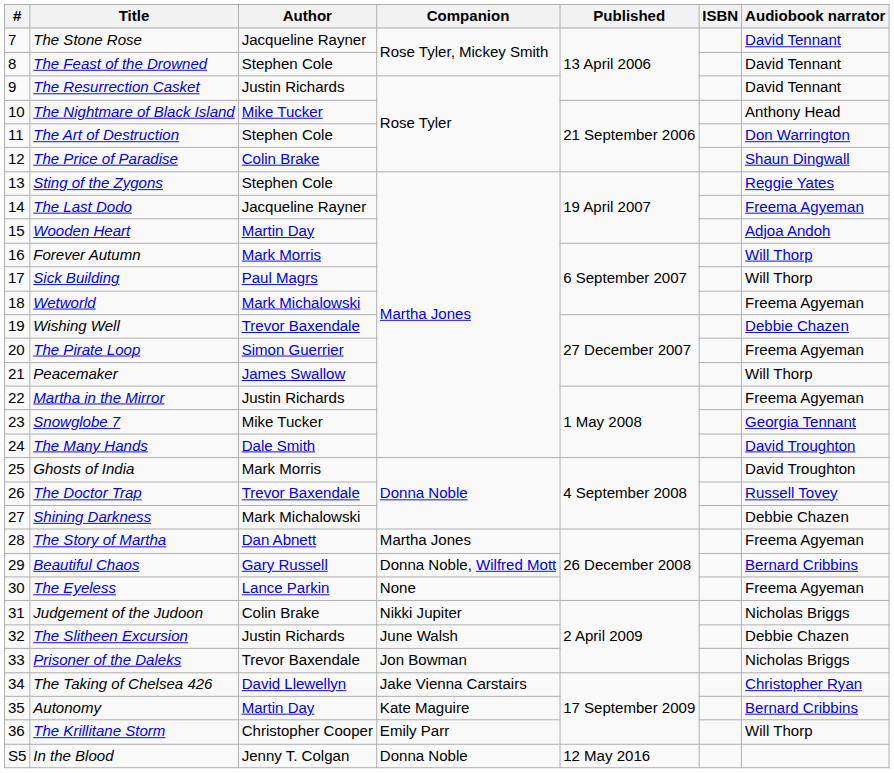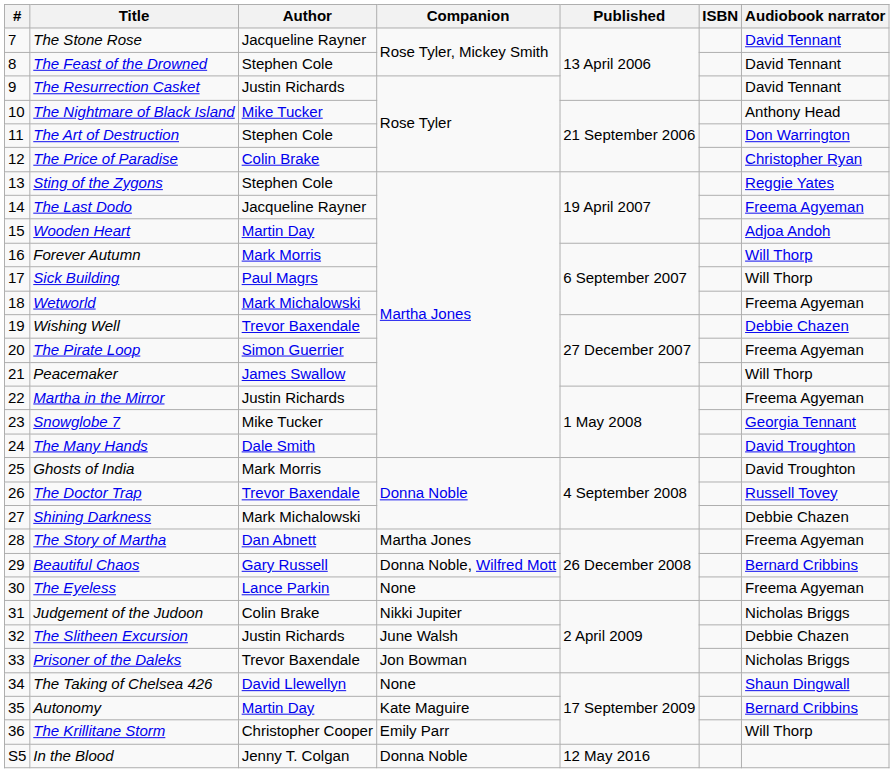(797, 159) Shaun Dingwall -> (804, 159) Christopher Ryan
(453, 684) Jake Vienna Carstairs -> (398, 684) None
(804, 684) Christopher Ryan -> (797, 684) Shaun Dingwall
